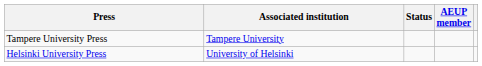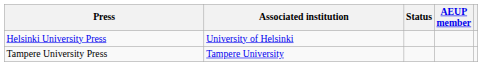rows swapped: (56, 54) <-> (57, 38)
